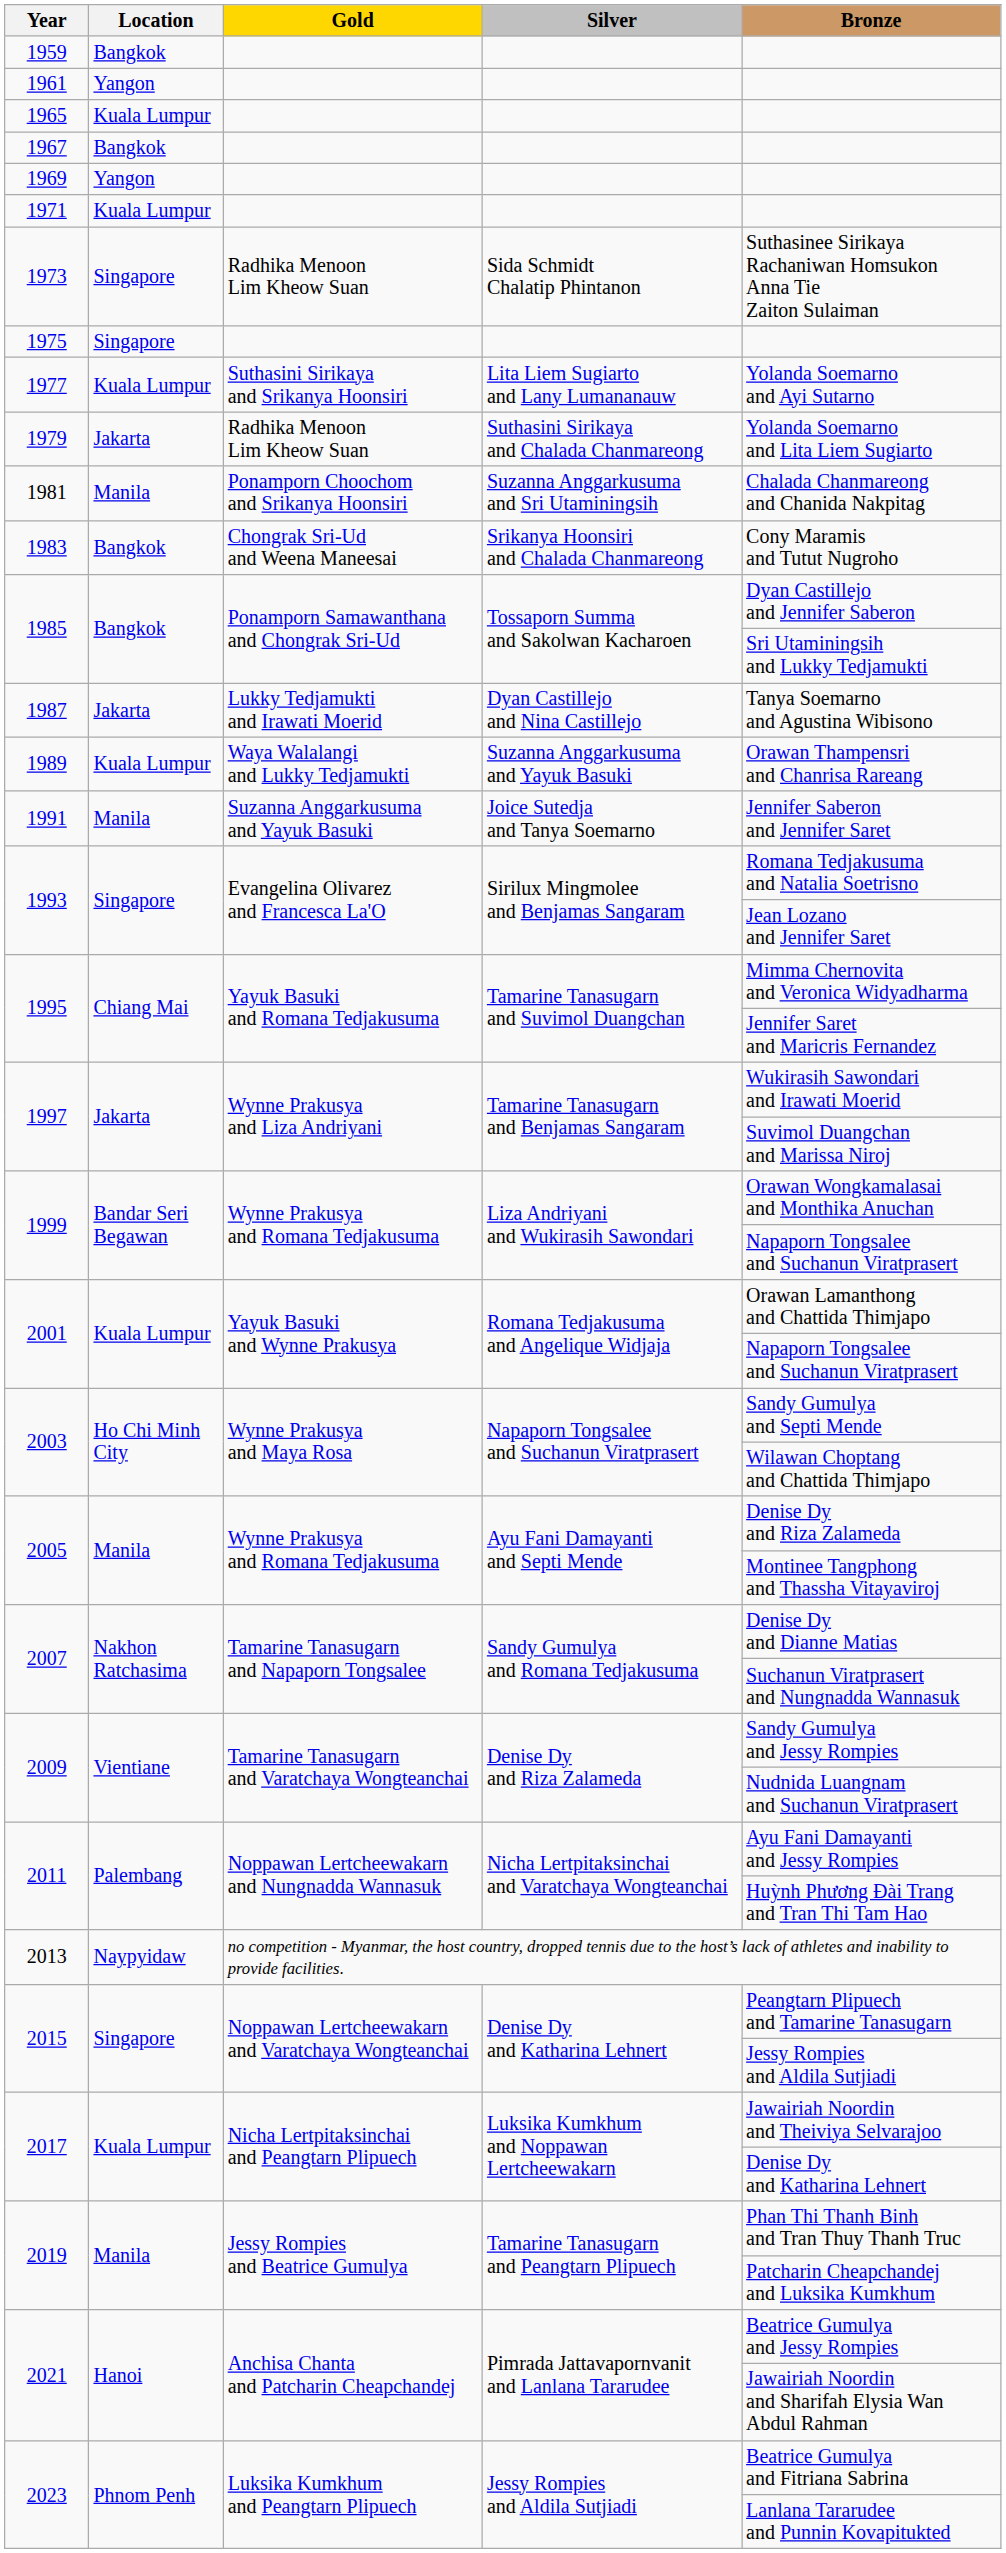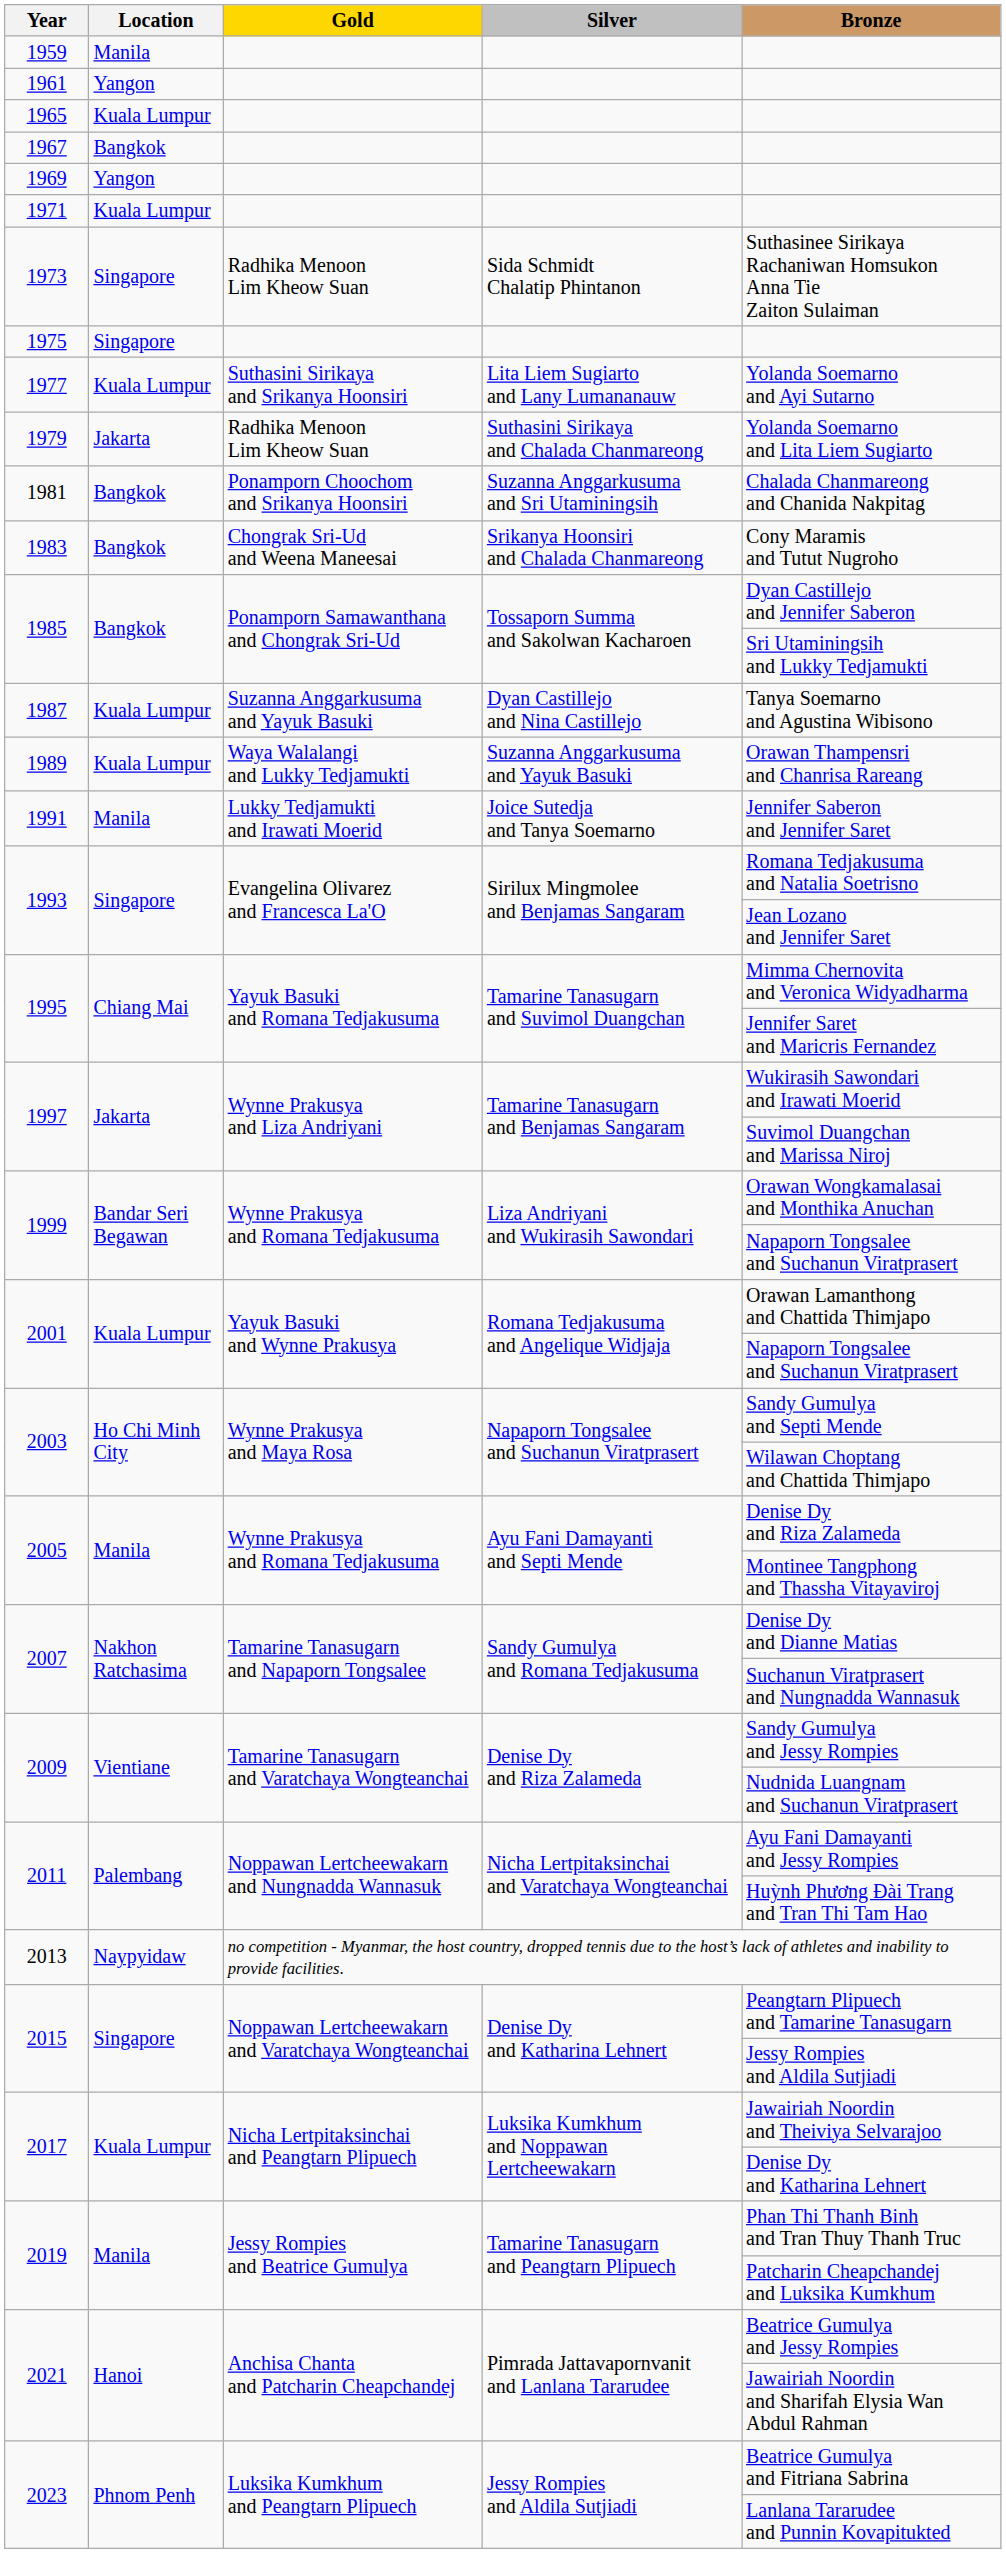(130, 52) Bangkok -> (122, 52) Manila
(122, 493) Manila -> (130, 493) Bangkok
(122, 709) Jakarta -> (152, 709) Kuala Lumpur
(305, 709) Lukky Tedjamukti and Irawati Moerid -> (325, 709) Suzanna Anggarkusuma and Yayuk Basuki
(325, 818) Suzanna Anggarkusuma and Yayuk Basuki -> (305, 818) Lukky Tedjamukti and Irawati Moerid
